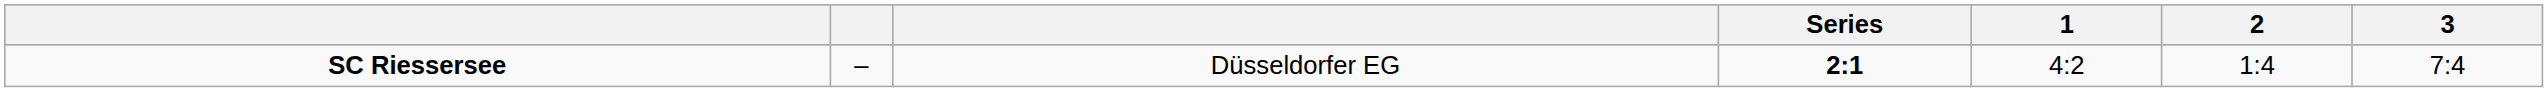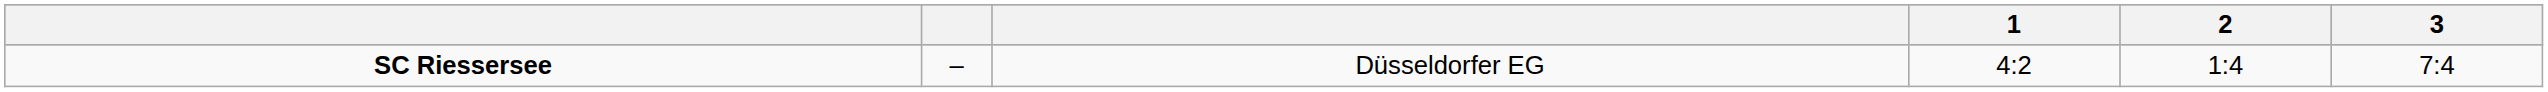- column: (1845, 24)
